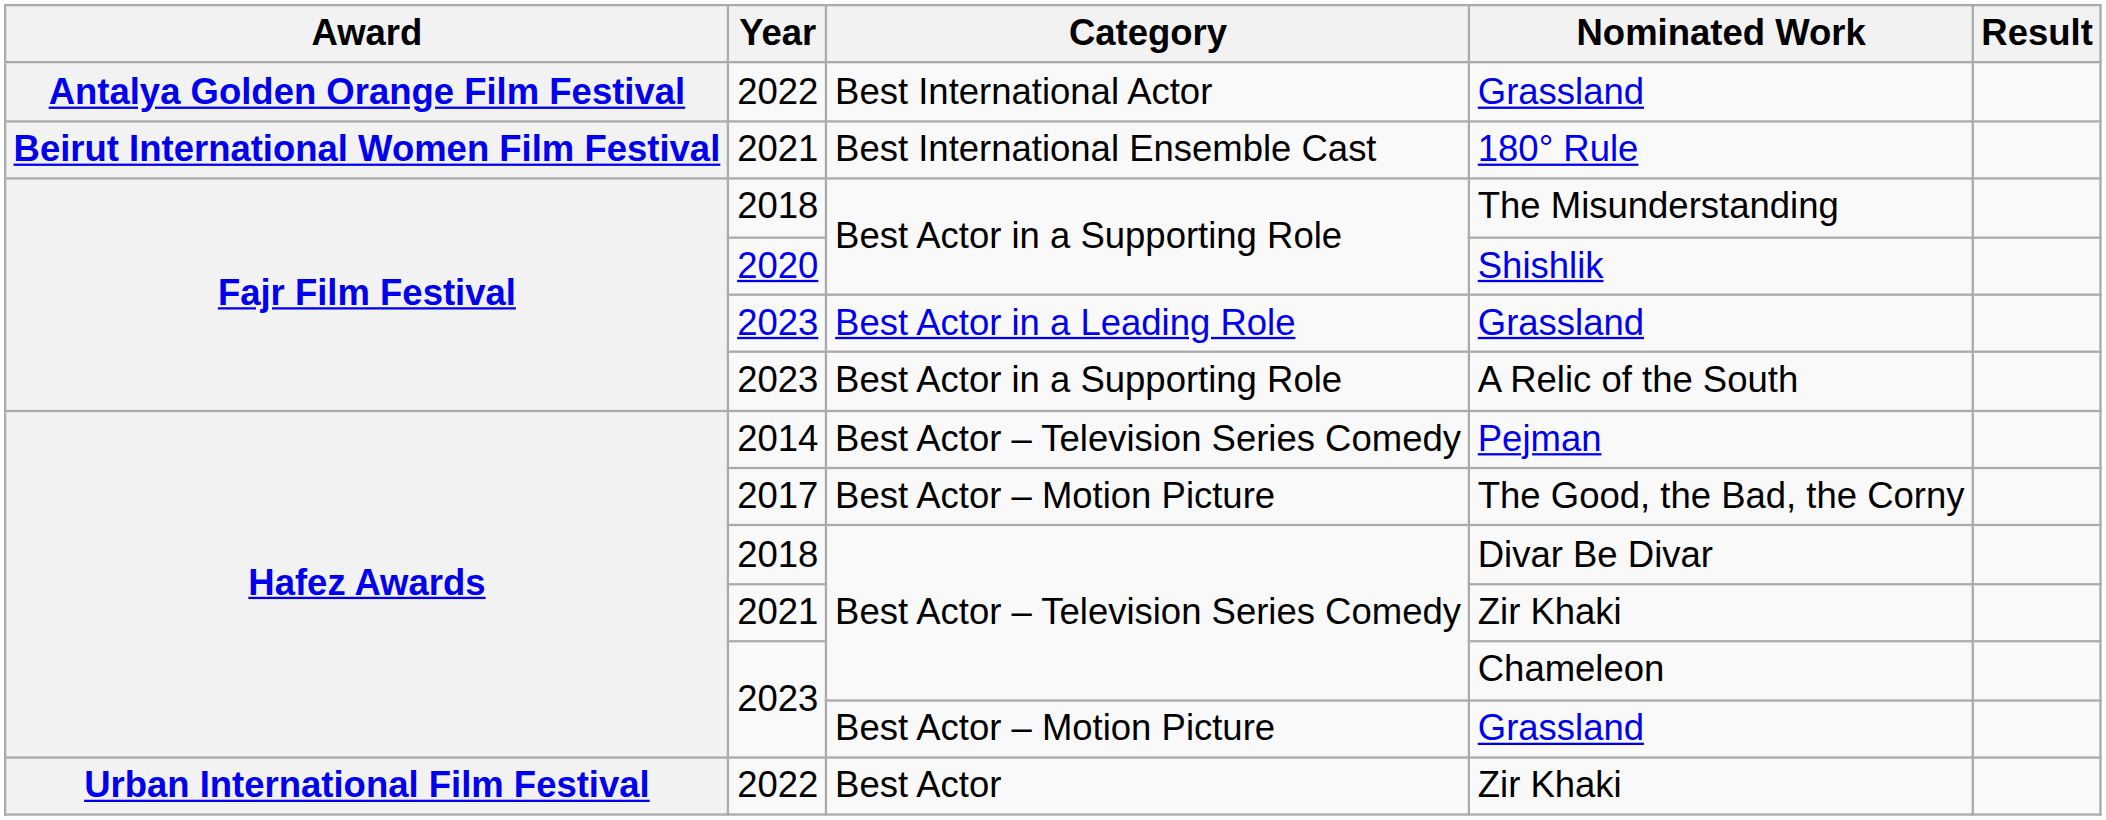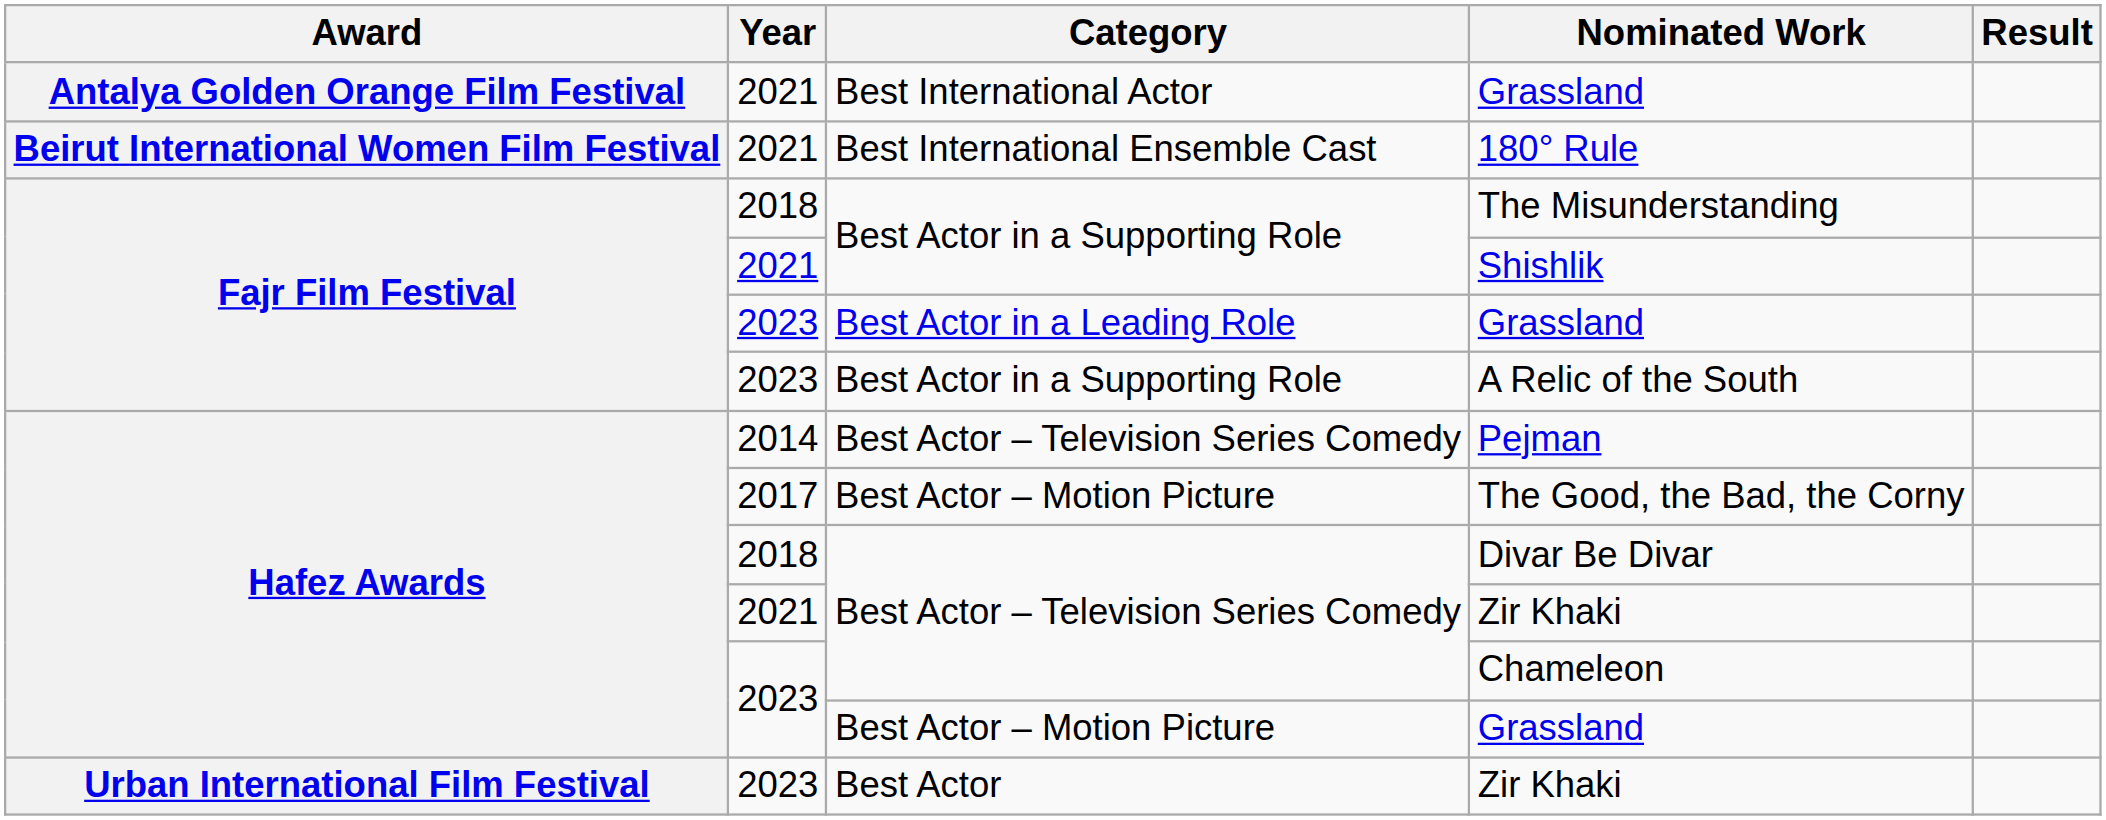(778, 91) 2022 -> (778, 91) 2021
(778, 264) 2020 -> (778, 264) 2021
(778, 785) 2022 -> (778, 785) 2023
